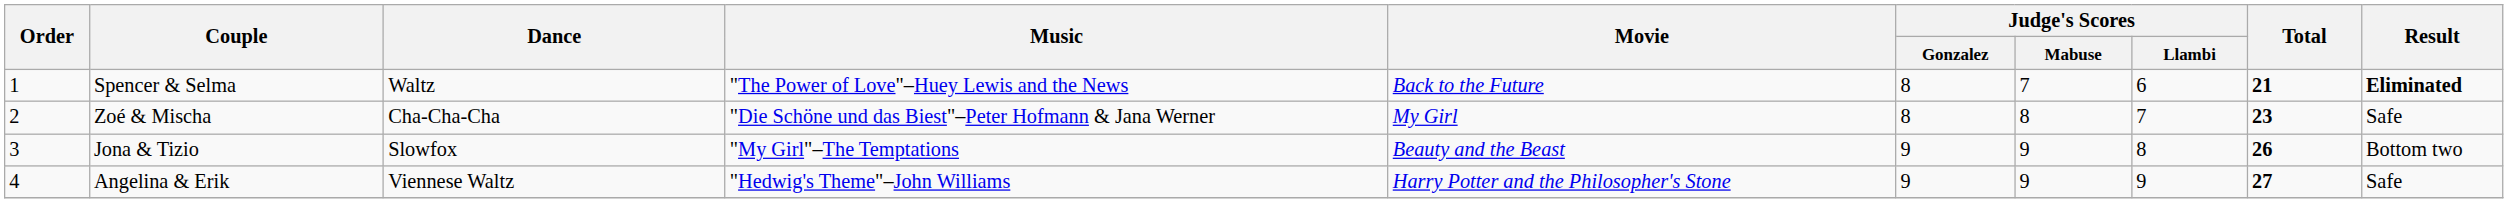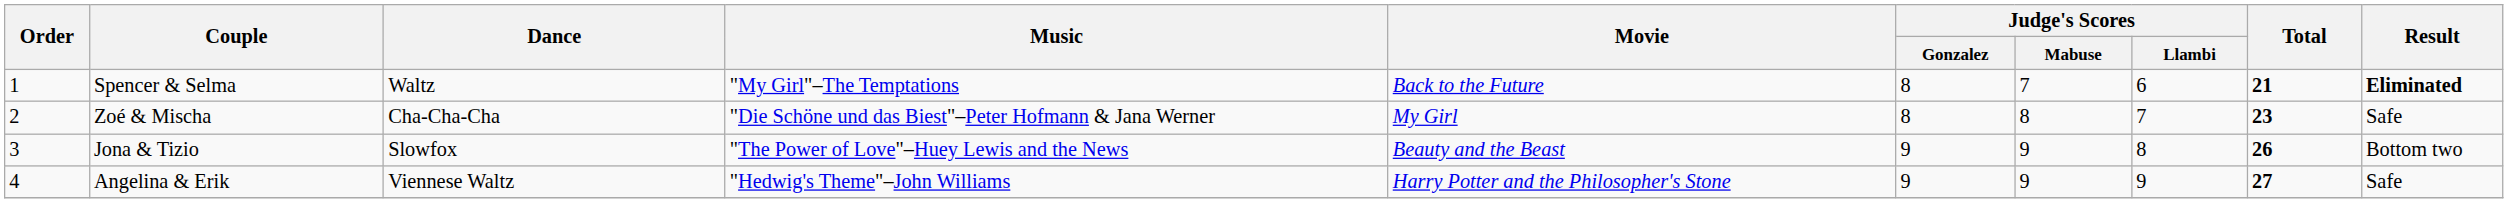(929, 85) "The Power of Love"–Huey Lewis and the News -> (844, 85) "My Girl"–The Temptations
(844, 149) "My Girl"–The Temptations -> (929, 149) "The Power of Love"–Huey Lewis and the News
